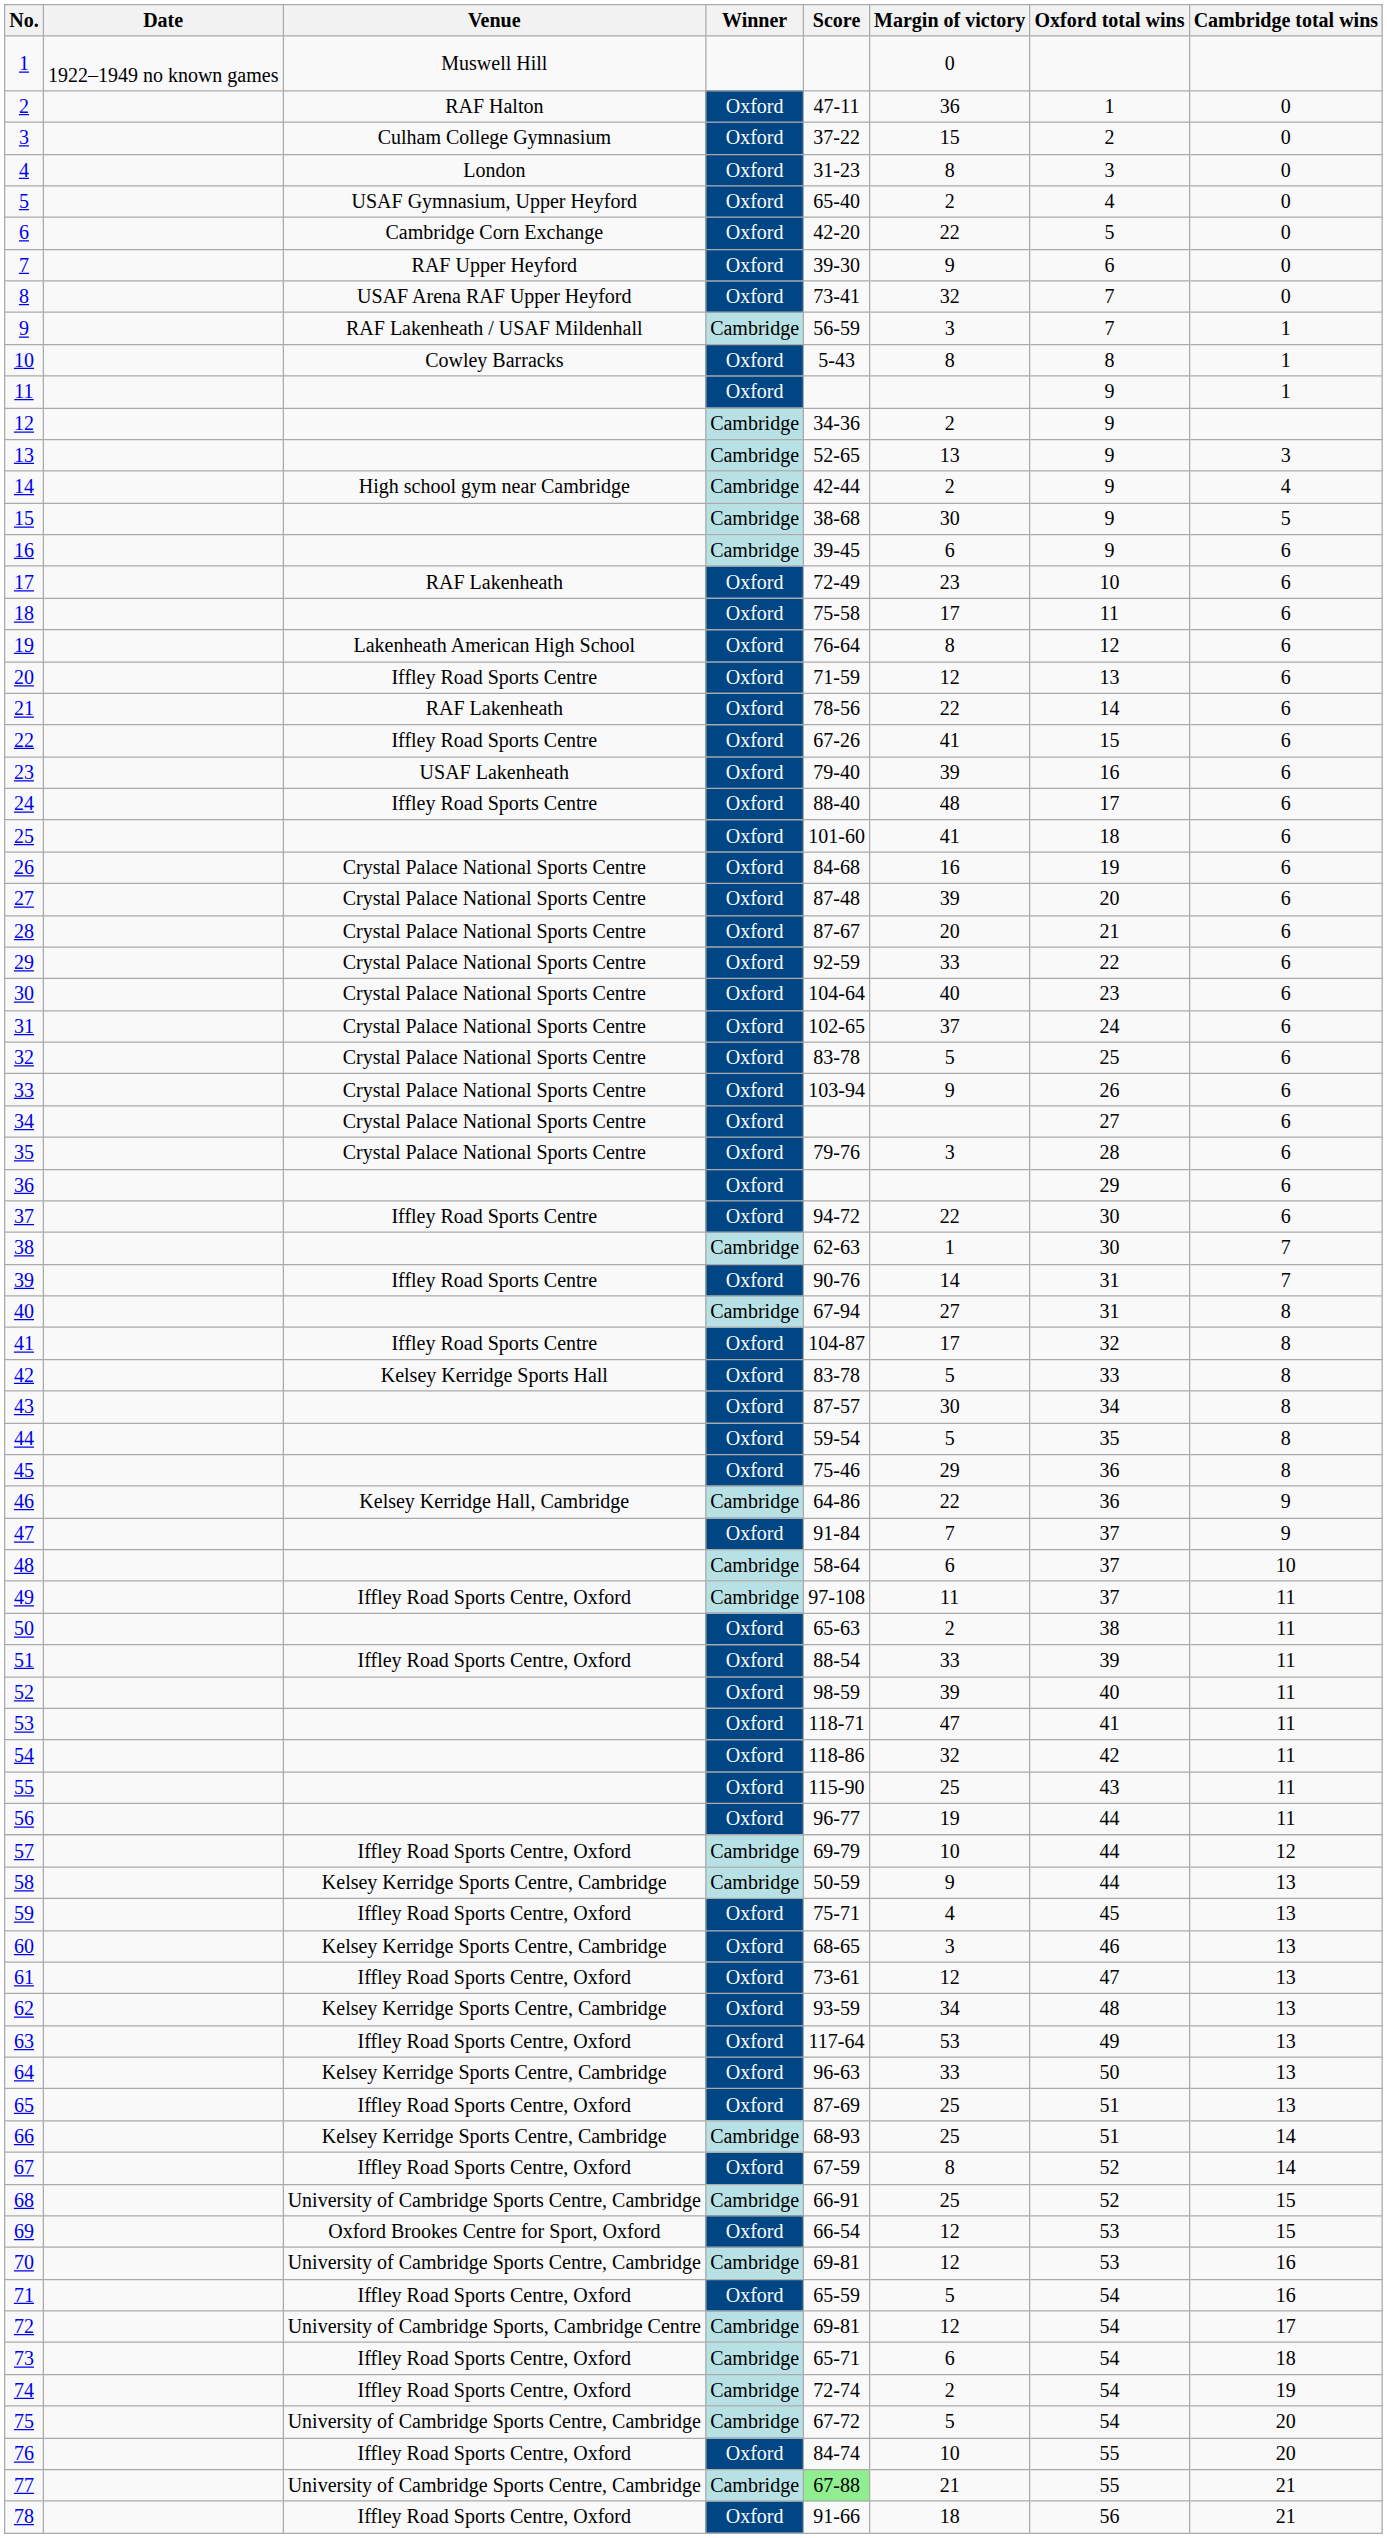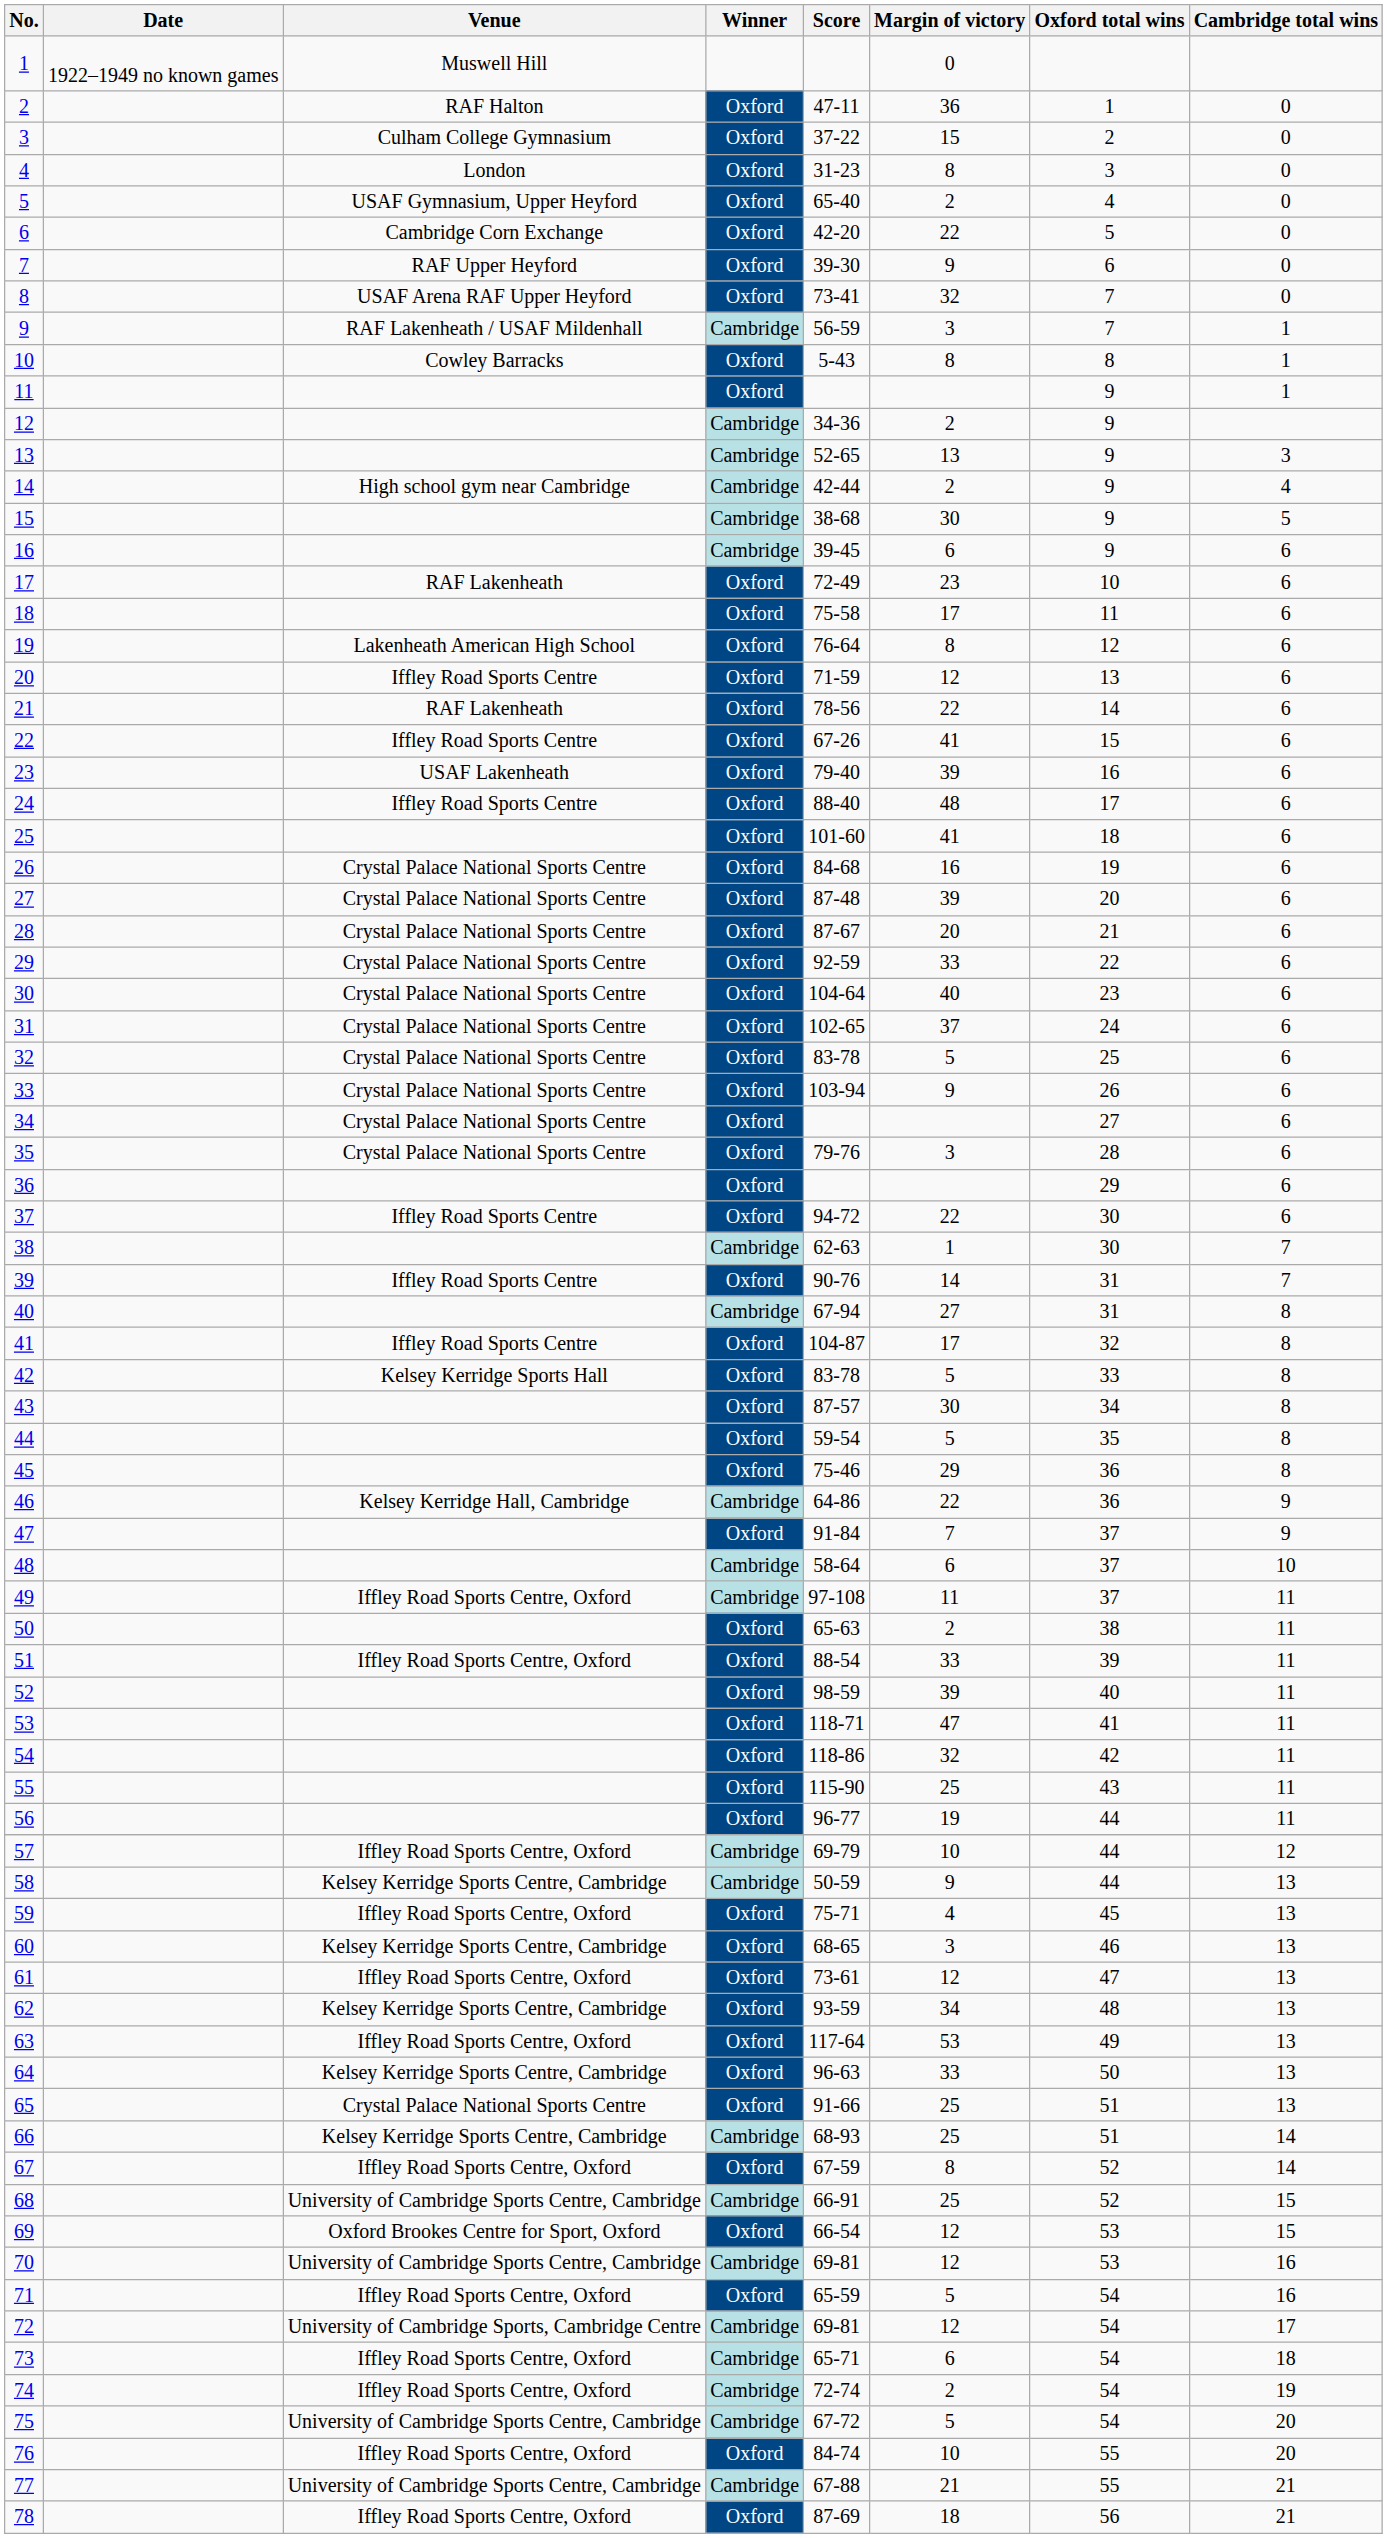(494, 2104) Iffley Road Sports Centre, Oxford -> (494, 2104) Crystal Palace National Sports Centre
(837, 2104) 87-69 -> (837, 2104) 91-66
(837, 2485) lightgreen background -> (837, 2485) no background
(837, 2516) 91-66 -> (837, 2516) 87-69
